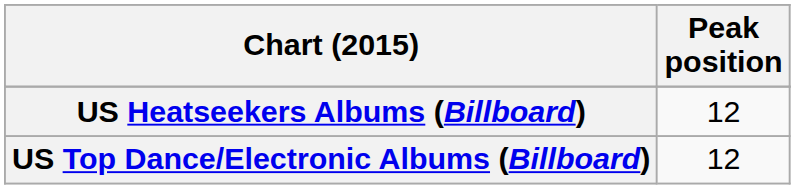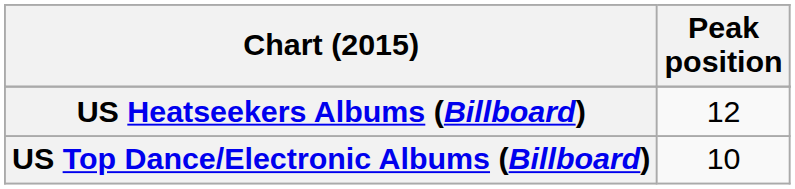(724, 159) 12 -> (724, 159) 10
